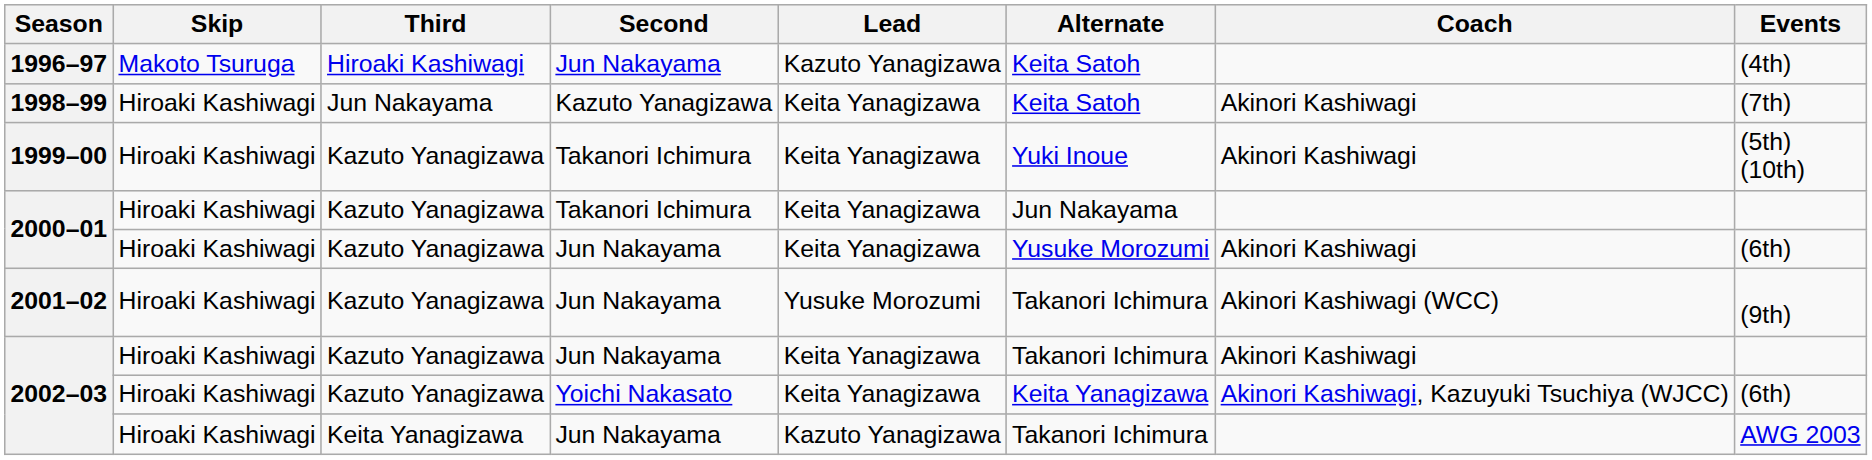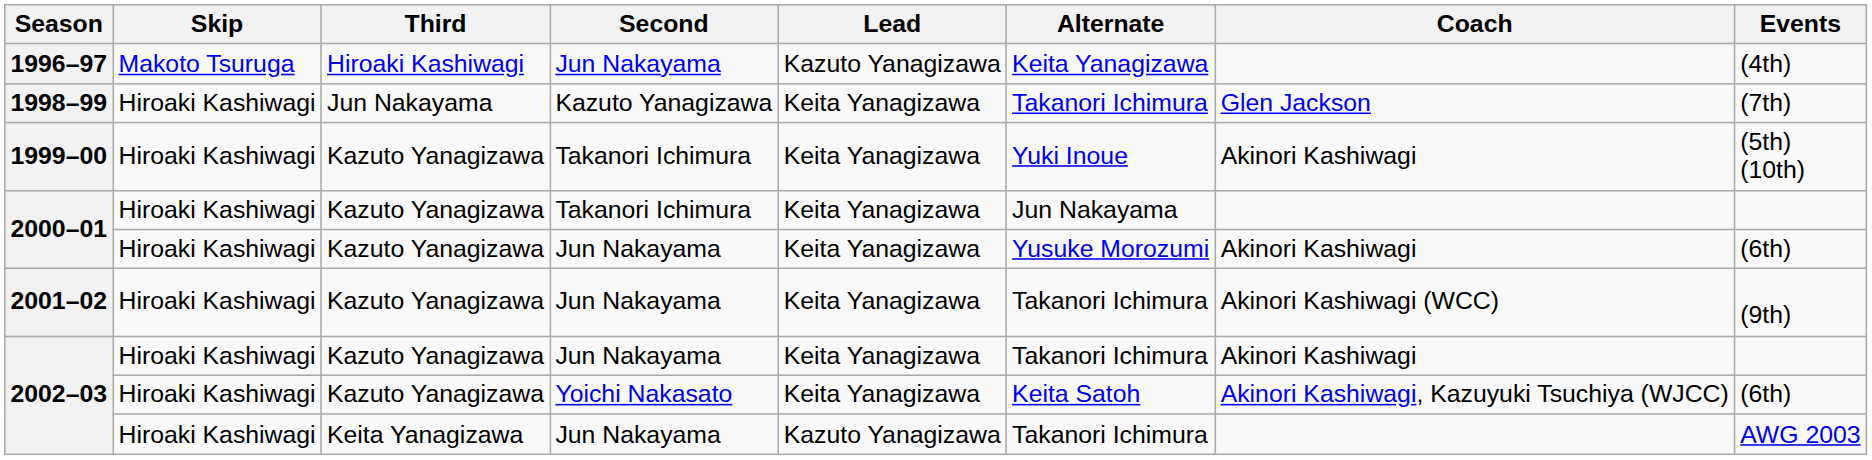(1076, 63) Keita Satoh -> (1110, 63) Keita Yanagizawa
(1076, 102) Keita Satoh -> (1110, 102) Takanori Ichimura
(1319, 102) Akinori Kashiwagi -> (1296, 102) Glen Jackson
(882, 302) Yusuke Morozumi -> (882, 302) Keita Yanagizawa
(1110, 394) Keita Yanagizawa -> (1076, 394) Keita Satoh
